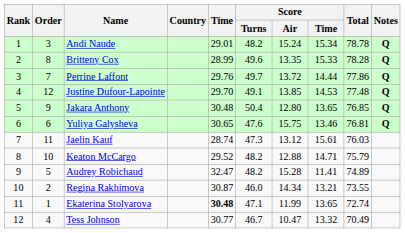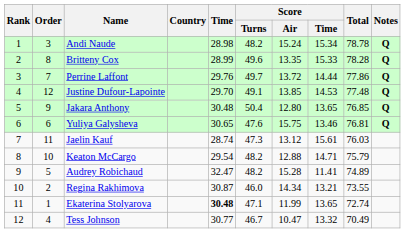(222, 44) 29.01 -> (222, 44) 28.98
(222, 156) 29.52 -> (222, 156) 29.54
